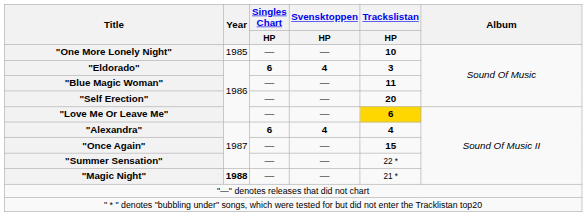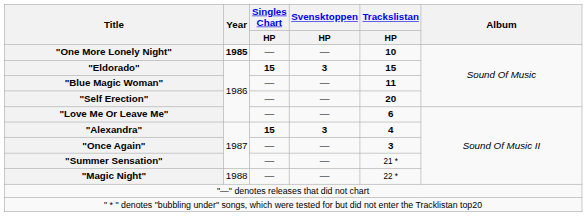(237, 52) normal -> (237, 52) bold
(269, 68) 6 -> (269, 68) 15
(325, 68) 4 -> (325, 68) 3
(391, 68) 3 -> (391, 68) 15
(391, 114) gold background -> (391, 114) no background
(269, 129) 6 -> (269, 129) 15
(325, 129) 4 -> (325, 129) 3
(391, 145) 15 -> (391, 145) 3
(391, 161) 22 * -> (391, 161) 21 *
(237, 176) bold -> (237, 176) normal
(391, 177) 21 * -> (391, 177) 22 *
